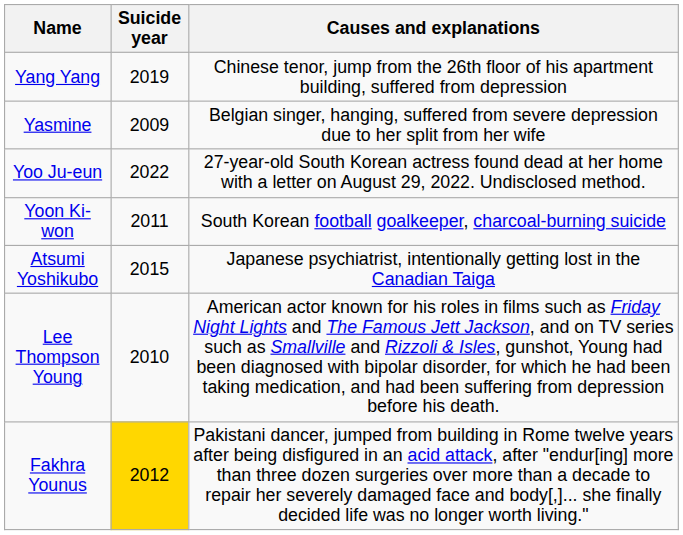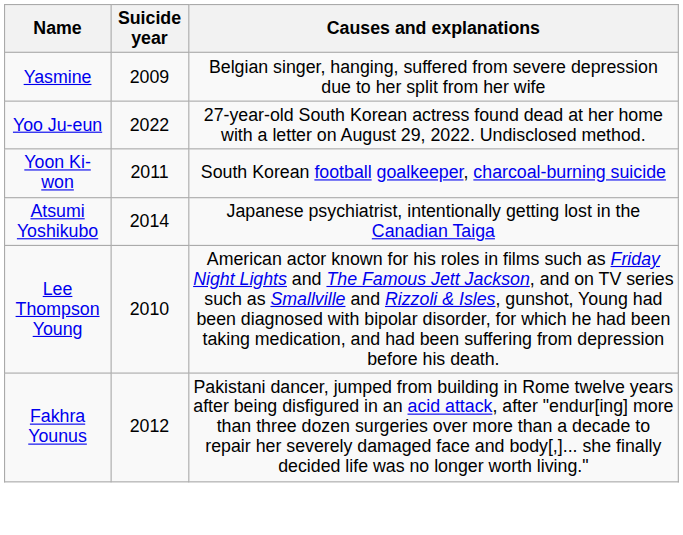- row: (58, 76)
(149, 269) 2015 -> (149, 221) 2014
(149, 475) gold background -> (149, 427) no background
